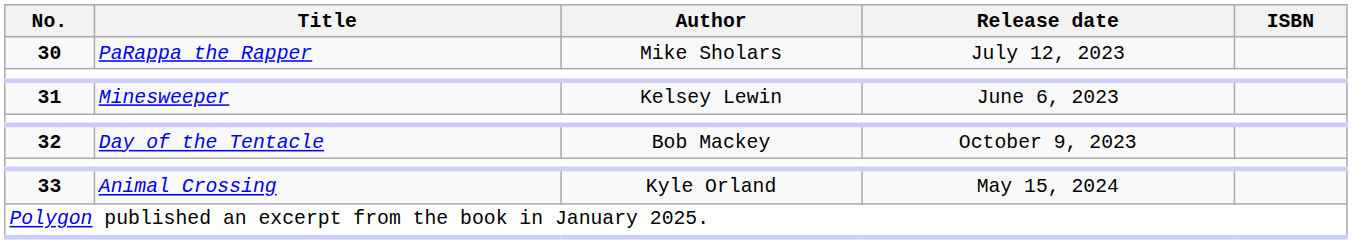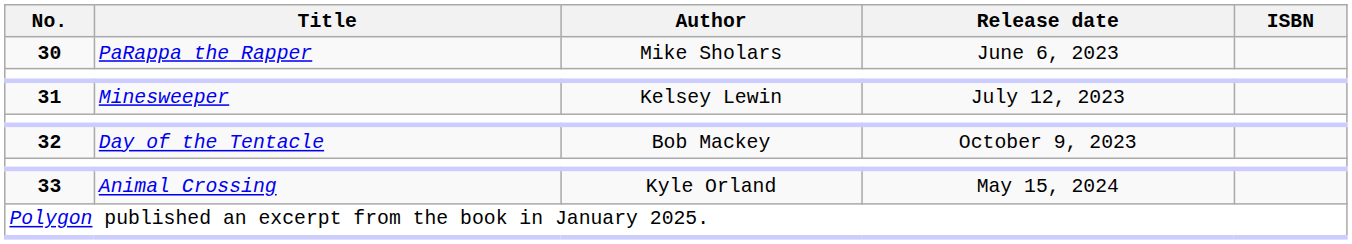(1048, 53) July 12, 2023 -> (1048, 53) June 6, 2023
(1048, 98) June 6, 2023 -> (1048, 98) July 12, 2023
